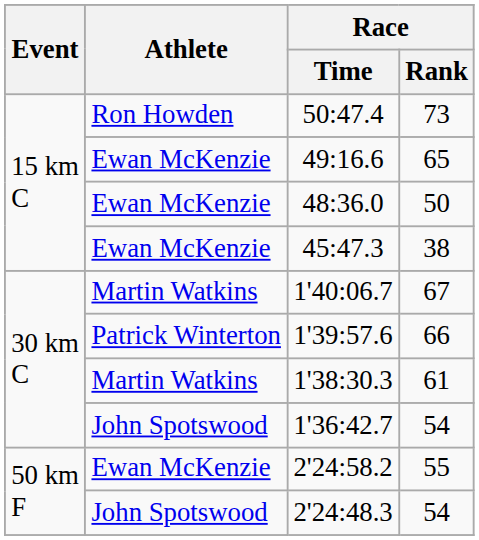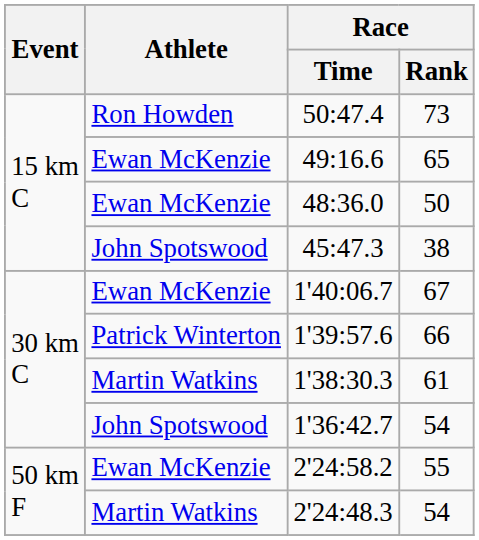(181, 247) Ewan McKenzie -> (180, 247) John Spotswood
(175, 292) Martin Watkins -> (181, 292) Ewan McKenzie
(180, 512) John Spotswood -> (175, 512) Martin Watkins
